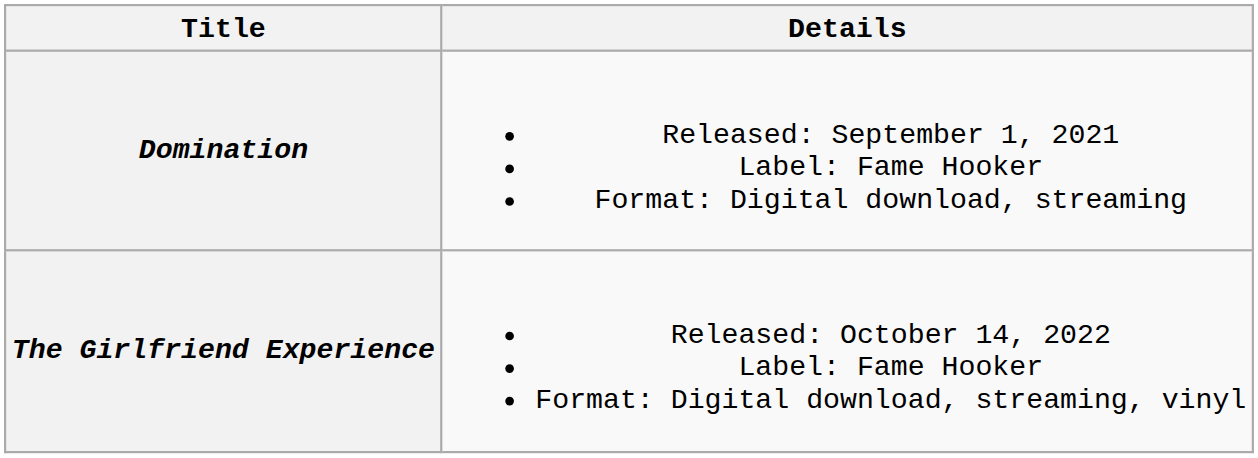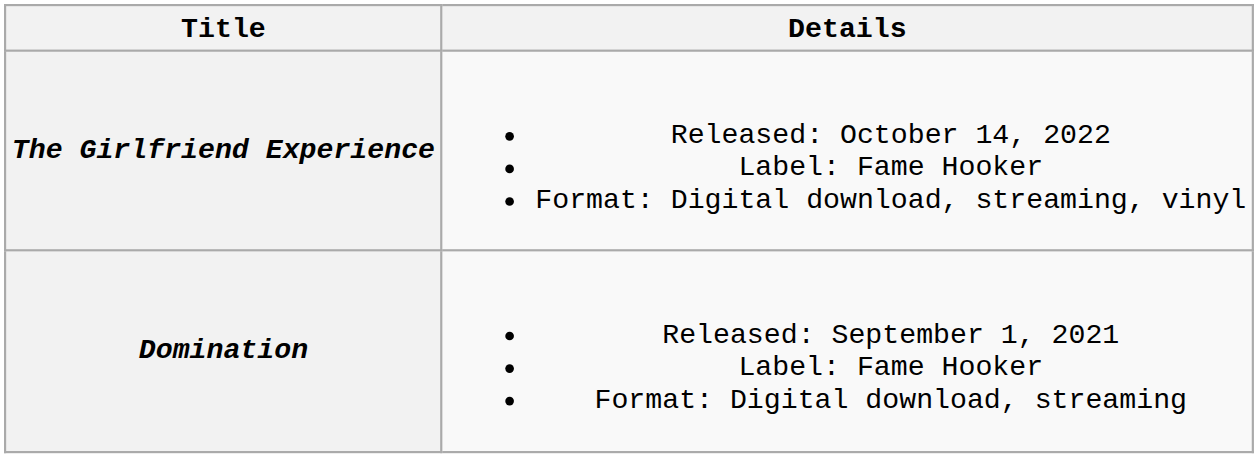rows swapped: (223, 151) <-> (223, 351)
